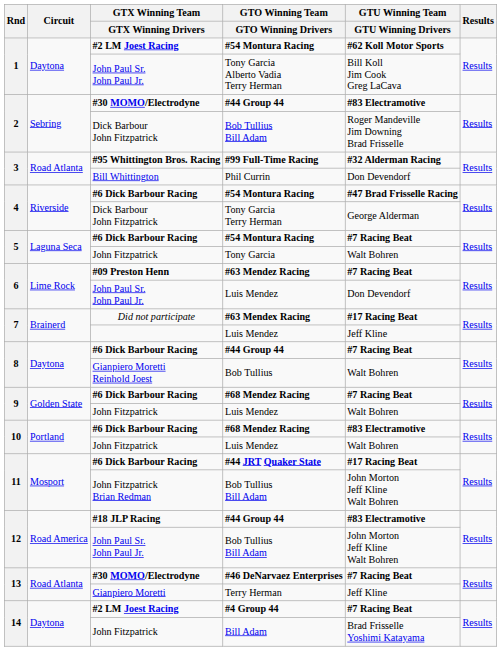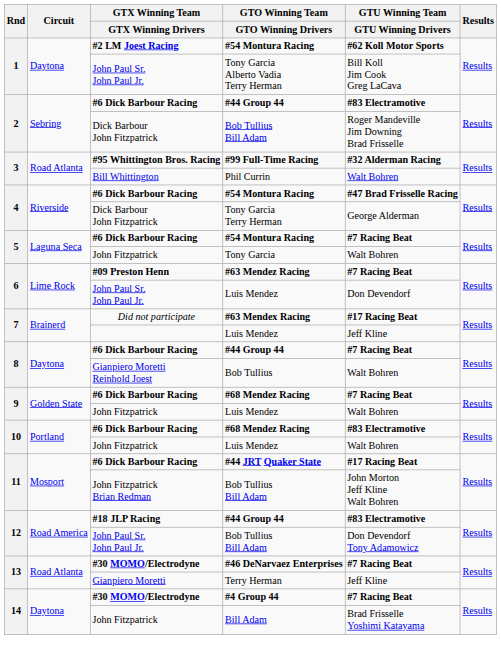(146, 103) #30 MOMO/Electrodyne -> (145, 103) #6 Dick Barbour Racing
(379, 177) Don Devendorf -> (373, 177) Walt Bohren
(373, 547) John Morton Jeff Kline Walt Bohren -> (383, 541) Don Devendorf Tony Adamowicz
(136, 609) #2 LM Joest Racing -> (146, 597) #30 MOMO/Electrodyne
